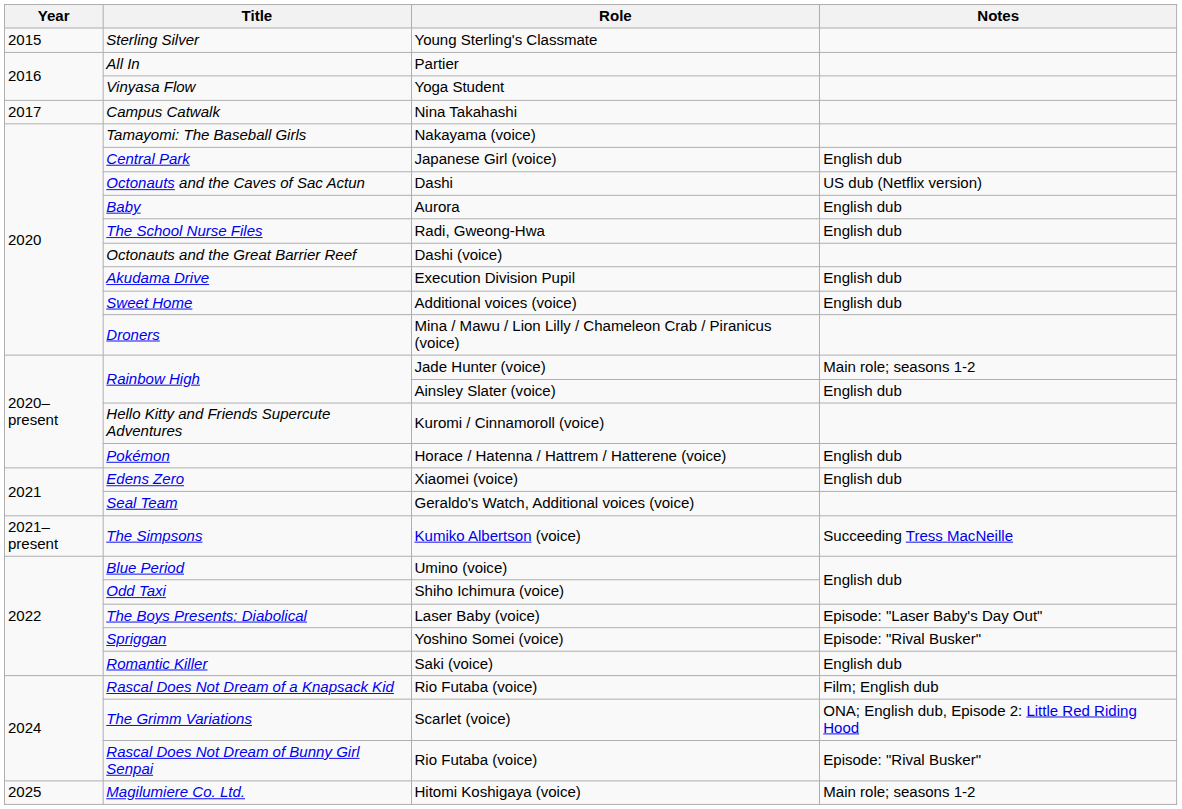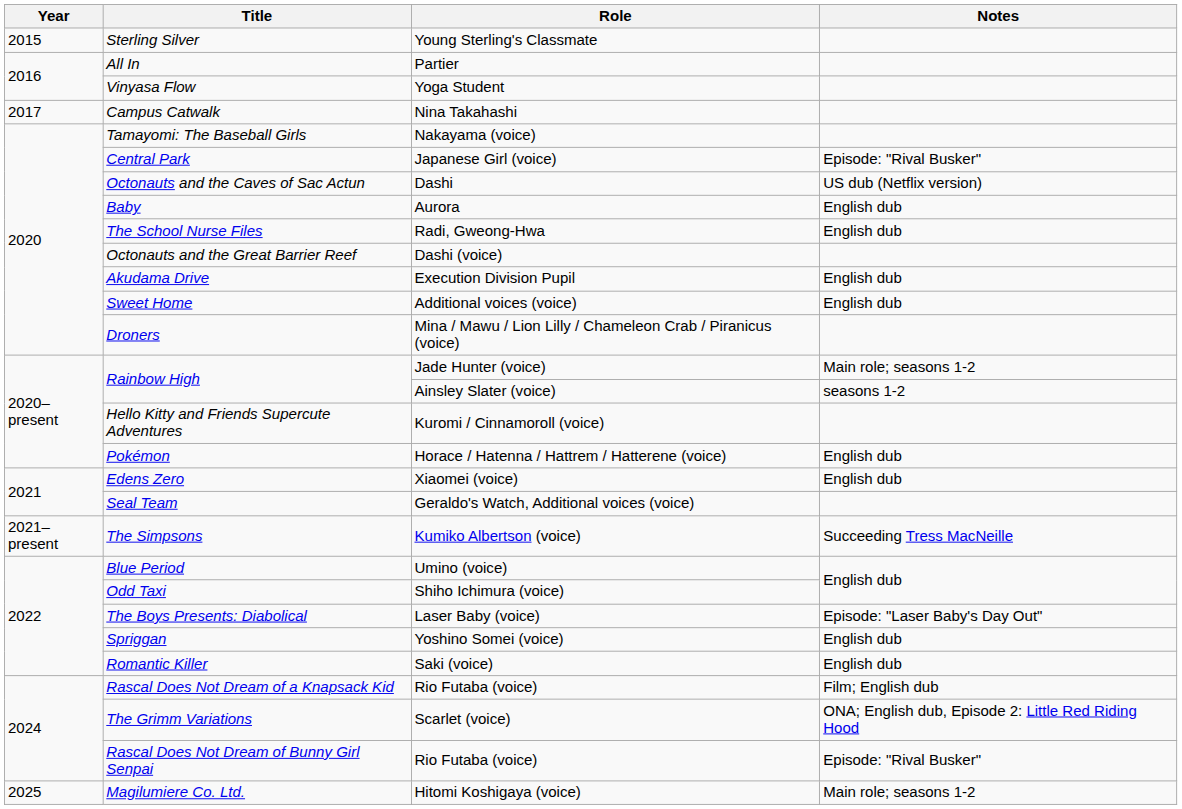(863, 159) English dub -> (902, 159) Episode: "Rival Busker"
(863, 391) English dub -> (864, 391) seasons 1-2
(902, 639) Episode: "Rival Busker" -> (863, 639) English dub
